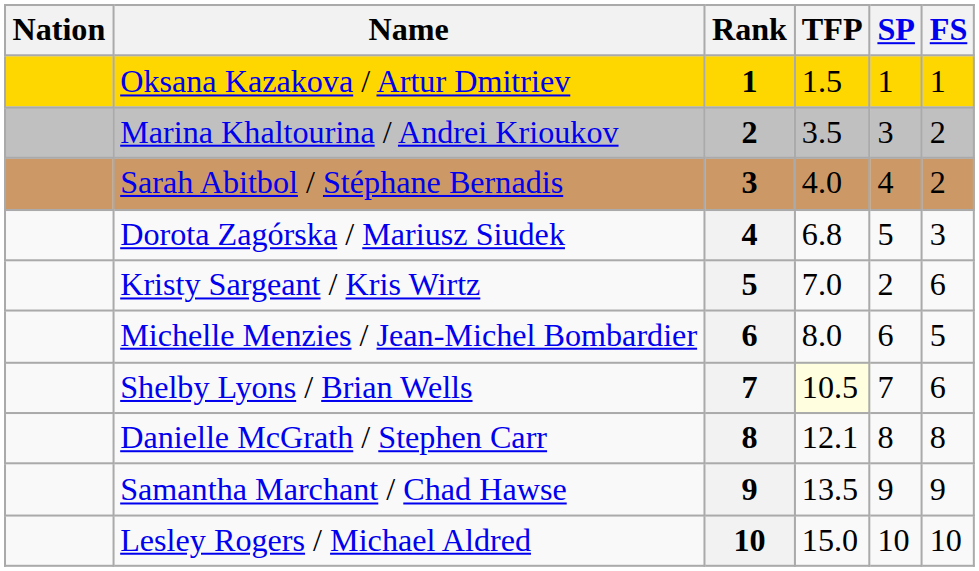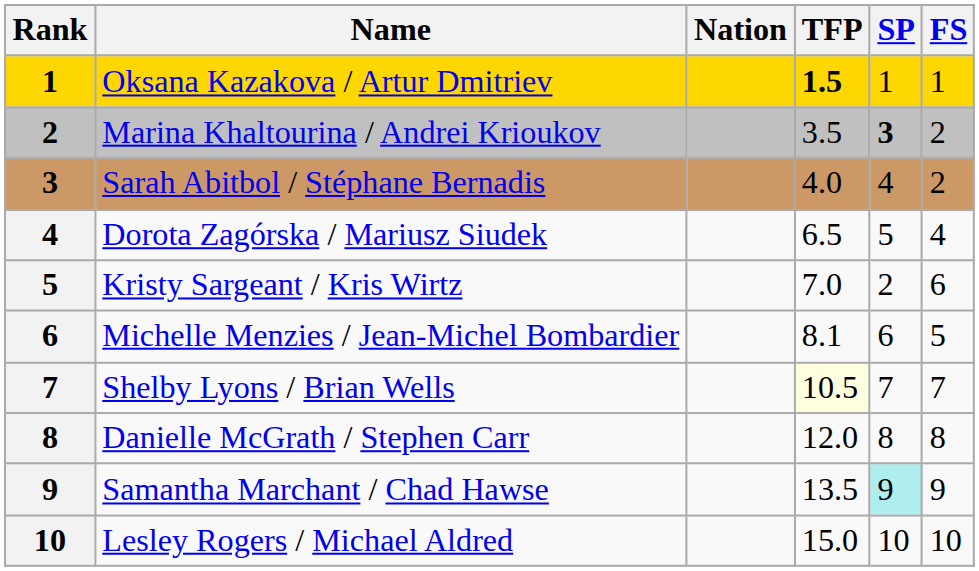columns swapped: (749, 30) <-> (59, 30)
(822, 81) normal -> (822, 81) bold
(885, 132) normal -> (885, 132) bold
(822, 234) 6.8 -> (822, 234) 6.5
(938, 234) 3 -> (938, 234) 4
(822, 336) 8.0 -> (822, 336) 8.1
(938, 387) 6 -> (938, 387) 7
(830, 438) 12.1 -> (830, 438) 12.0
(885, 489) no background -> (885, 489) paleturquoise background
